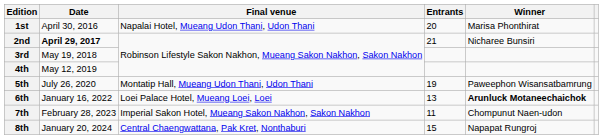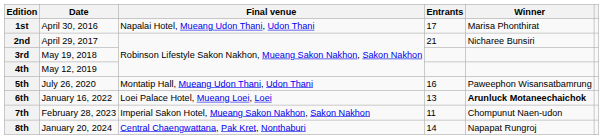(432, 26) 20 -> (432, 26) 17
(71, 41) bold -> (70, 41) normal
(432, 84) 19 -> (432, 84) 16
(432, 127) 15 -> (432, 127) 14
